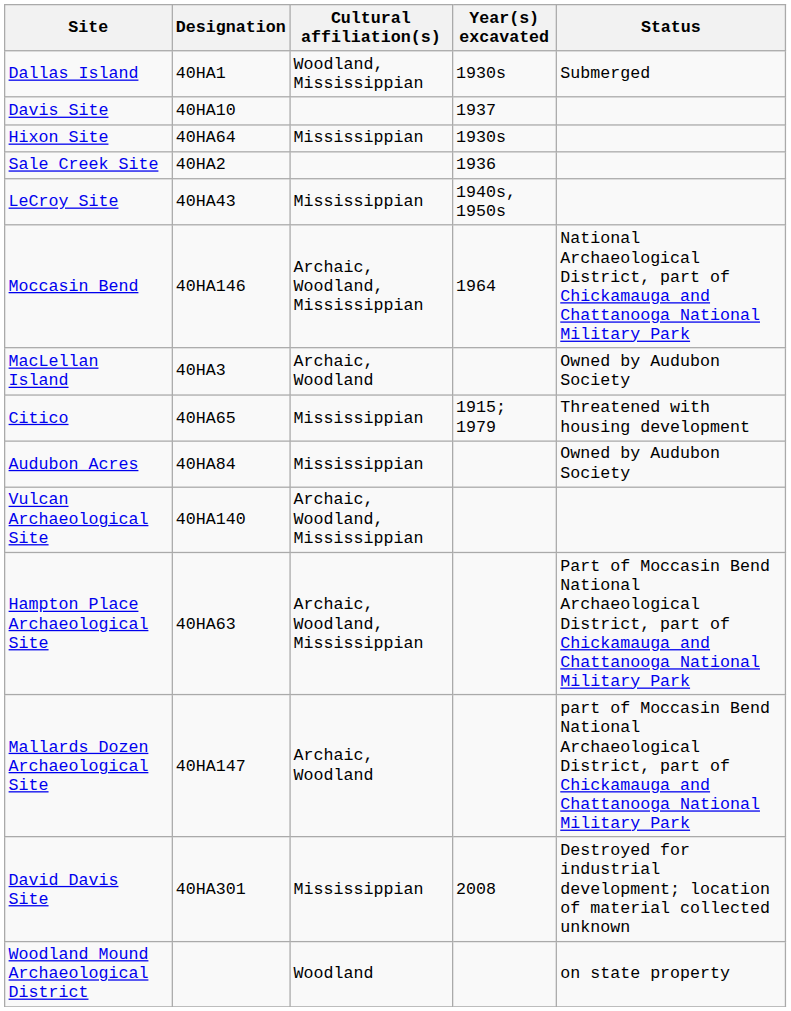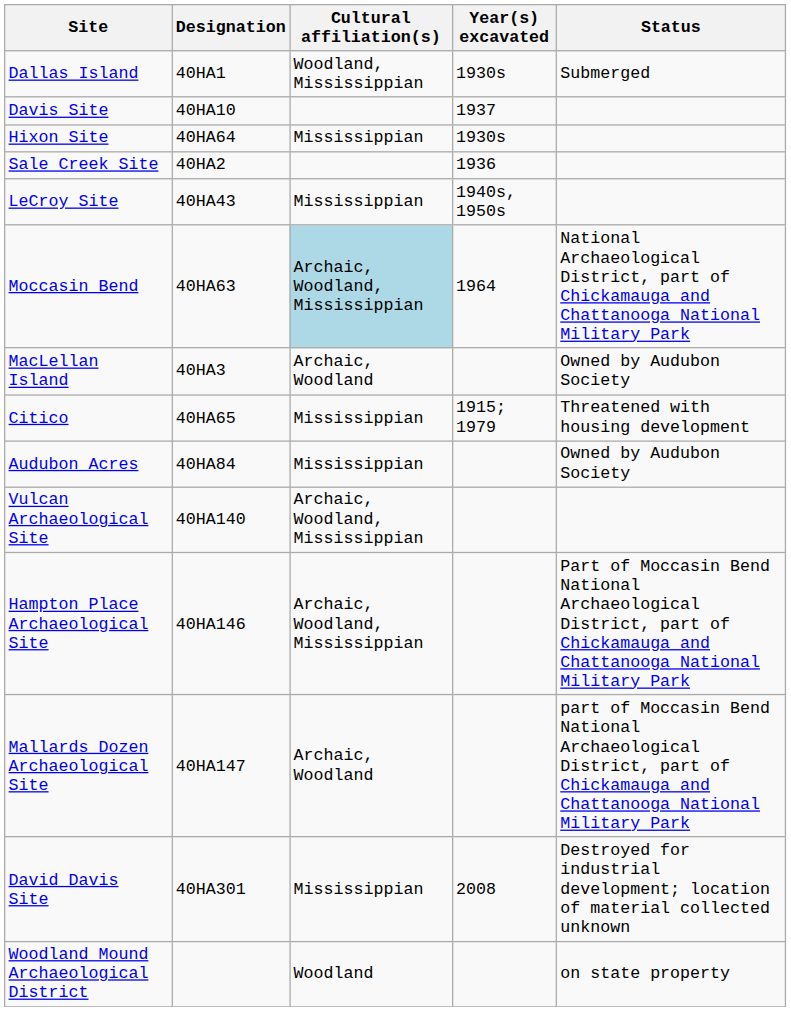(211, 287) 40HA146 -> (206, 287) 40HA63
(359, 287) no background -> (359, 287) lightblue background
(206, 624) 40HA63 -> (211, 624) 40HA146
